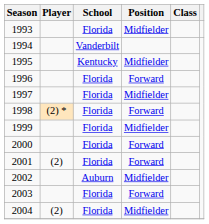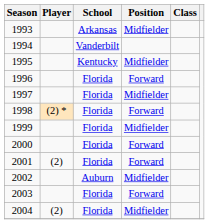(97, 29) Florida -> (97, 29) Arkansas
